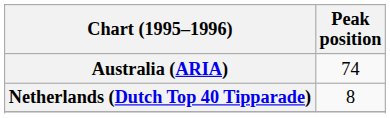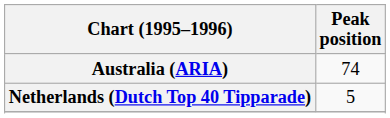(350, 97) 8 -> (350, 97) 5
